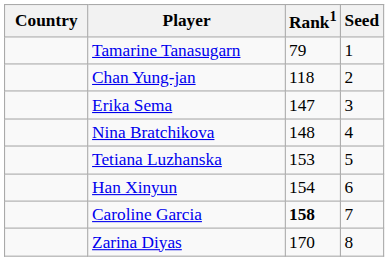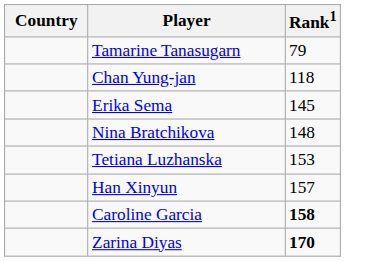- column: (362, 20)
(302, 105) 147 -> (302, 105) 145
(302, 187) 154 -> (302, 187) 157
(302, 242) normal -> (302, 242) bold
